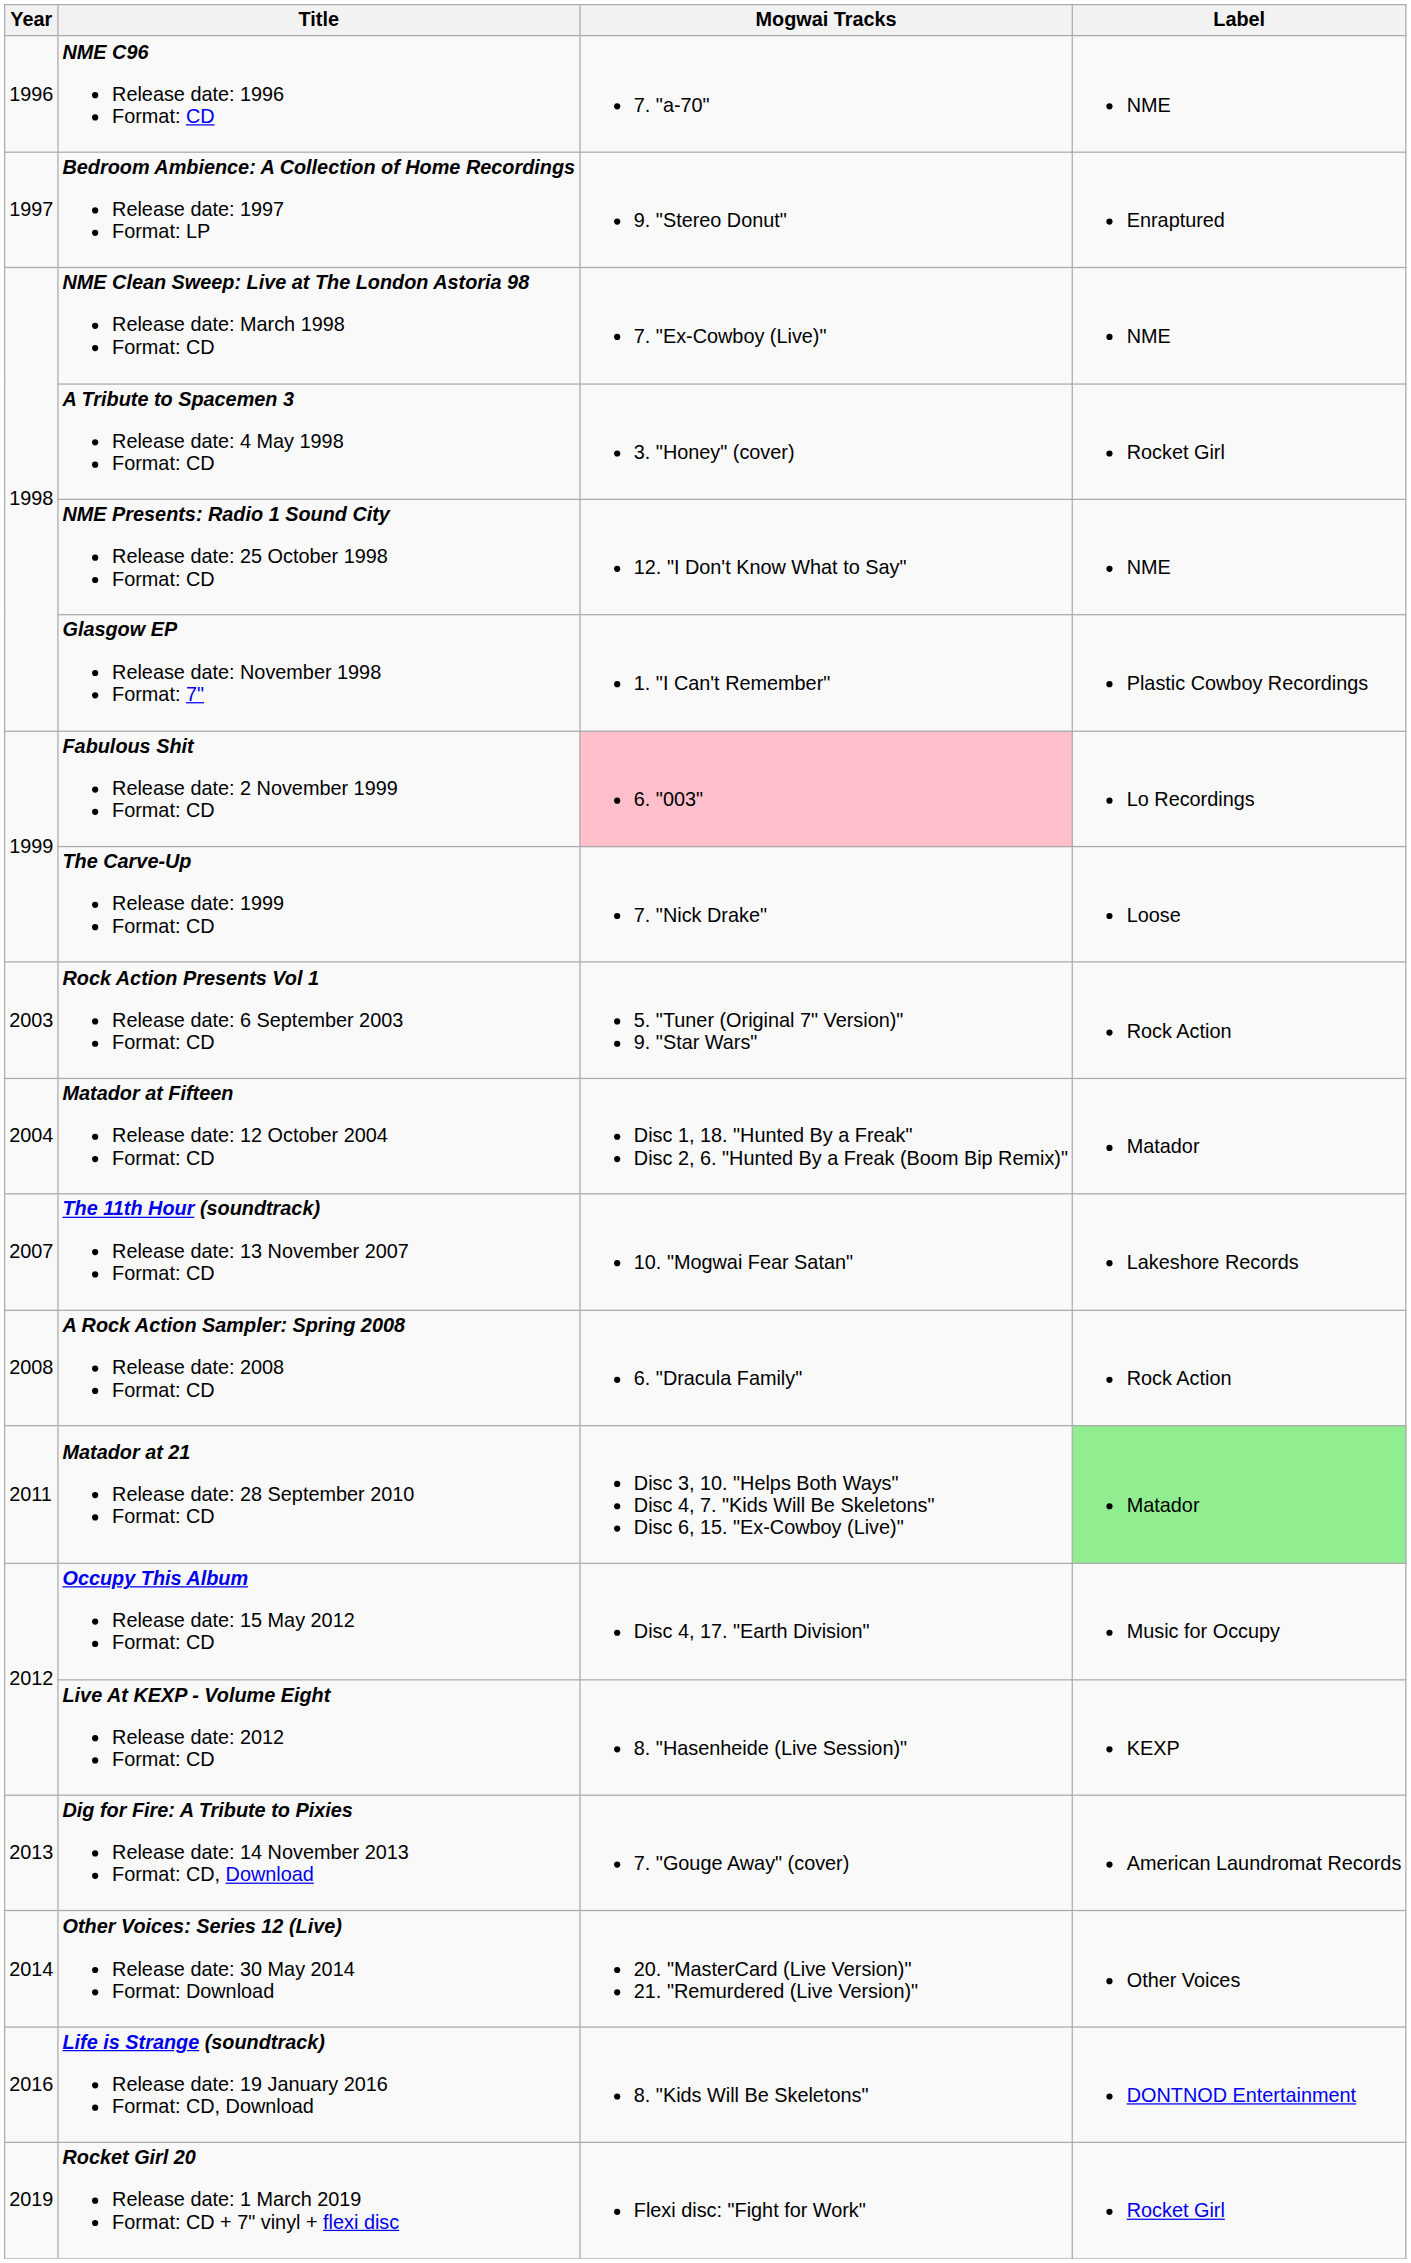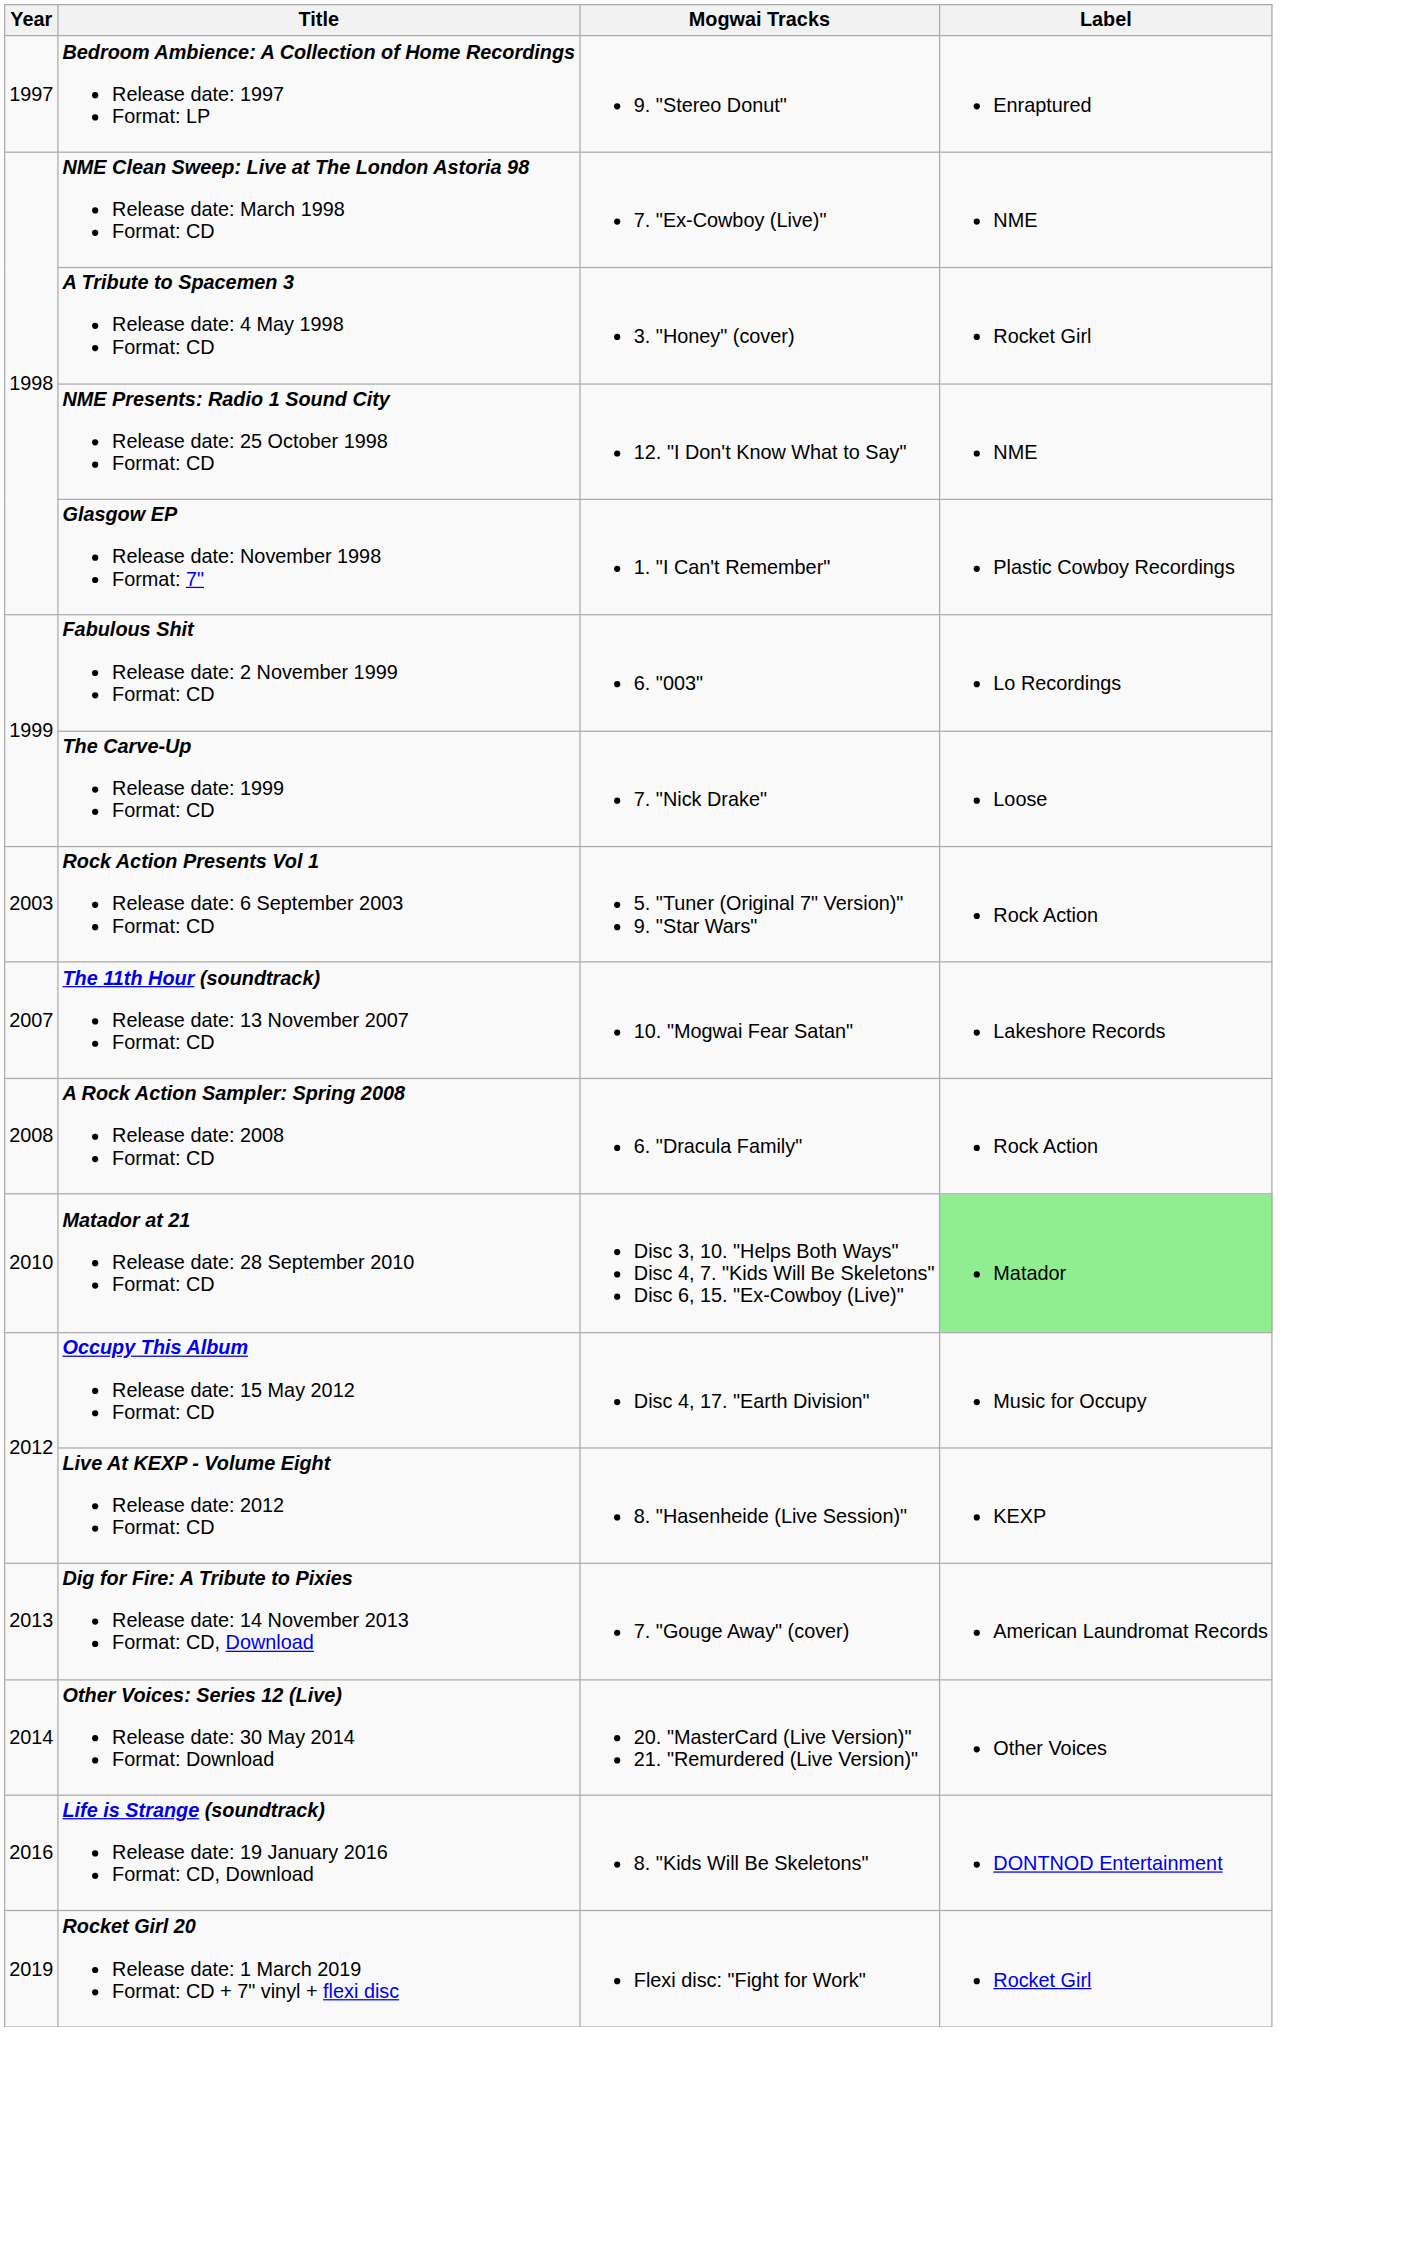- row: (319, 84)
(826, 800) pink background -> (759, 684) no background
- row: (319, 1126)
(31, 1494) 2011 -> (31, 1262) 2010
